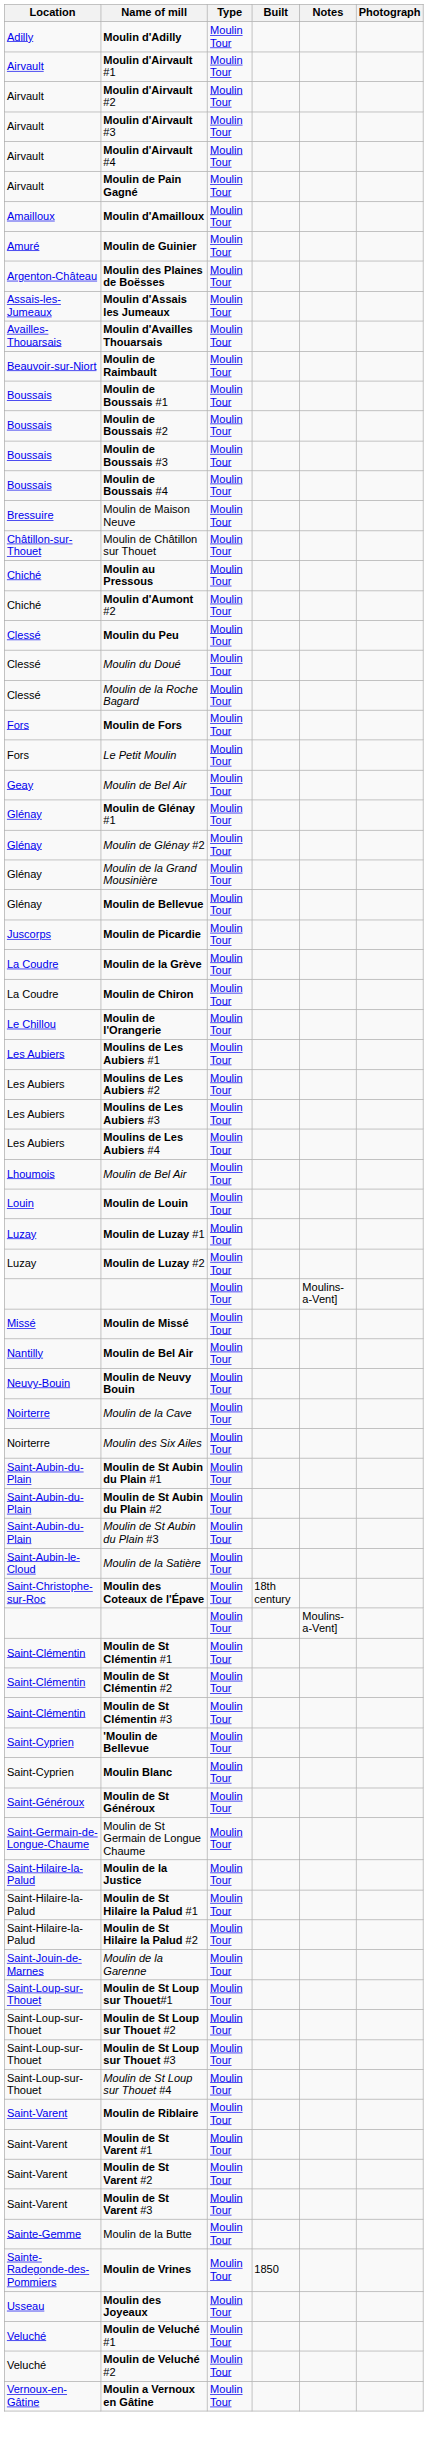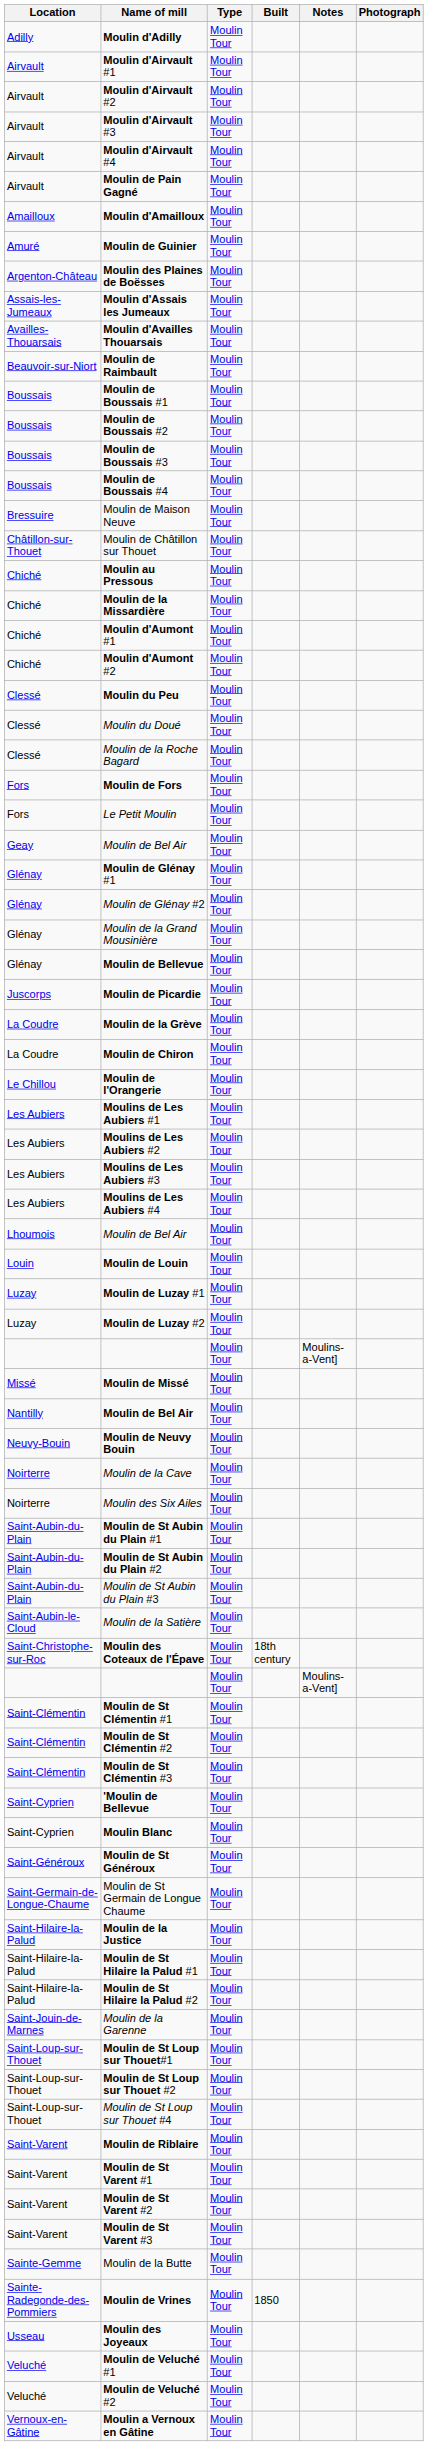+ row: (24, 605)
+ row: (24, 635)
- row: (45, 2054)
